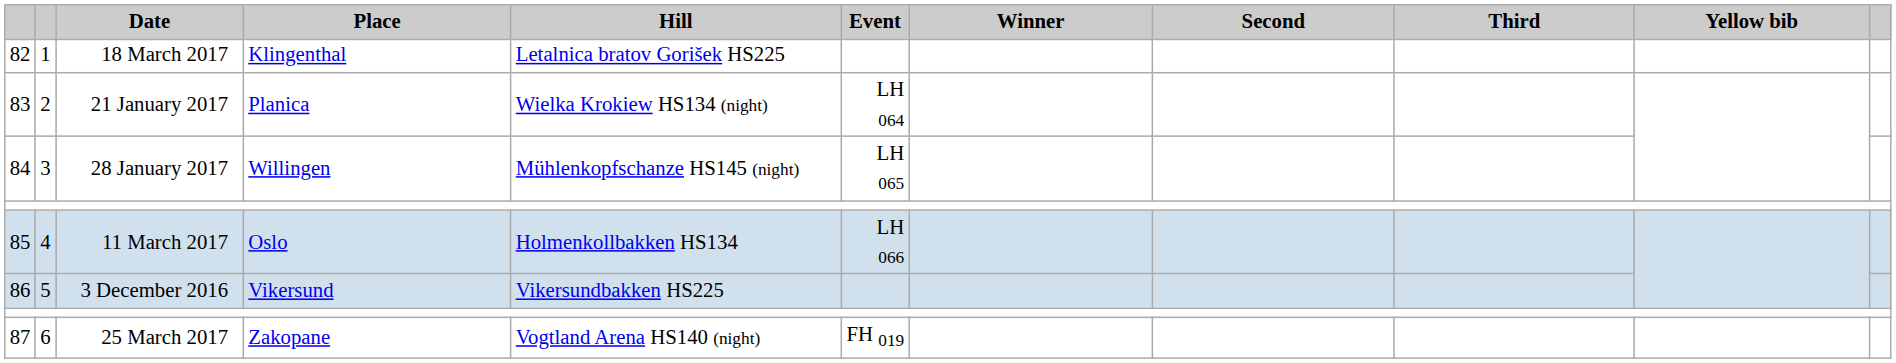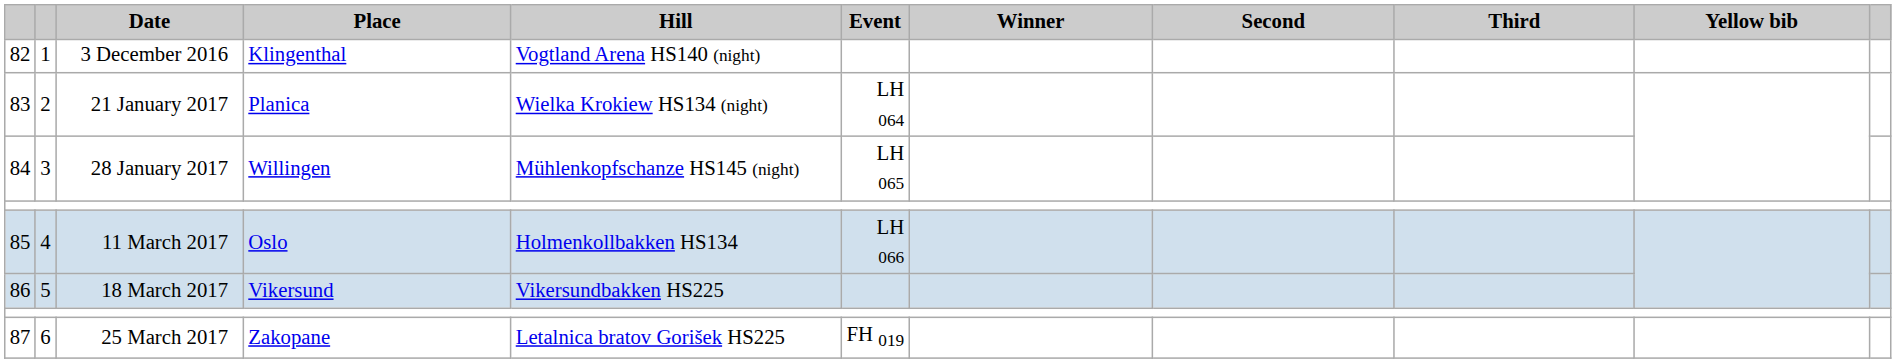(170, 55) 18 March 2017 -> (159, 55) 3 December 2016
(650, 55) Letalnica bratov Gorišek HS225 -> (638, 55) Vogtland Arena HS140 (night)
(159, 290) 3 December 2016 -> (170, 290) 18 March 2017
(638, 337) Vogtland Arena HS140 (night) -> (650, 337) Letalnica bratov Gorišek HS225
